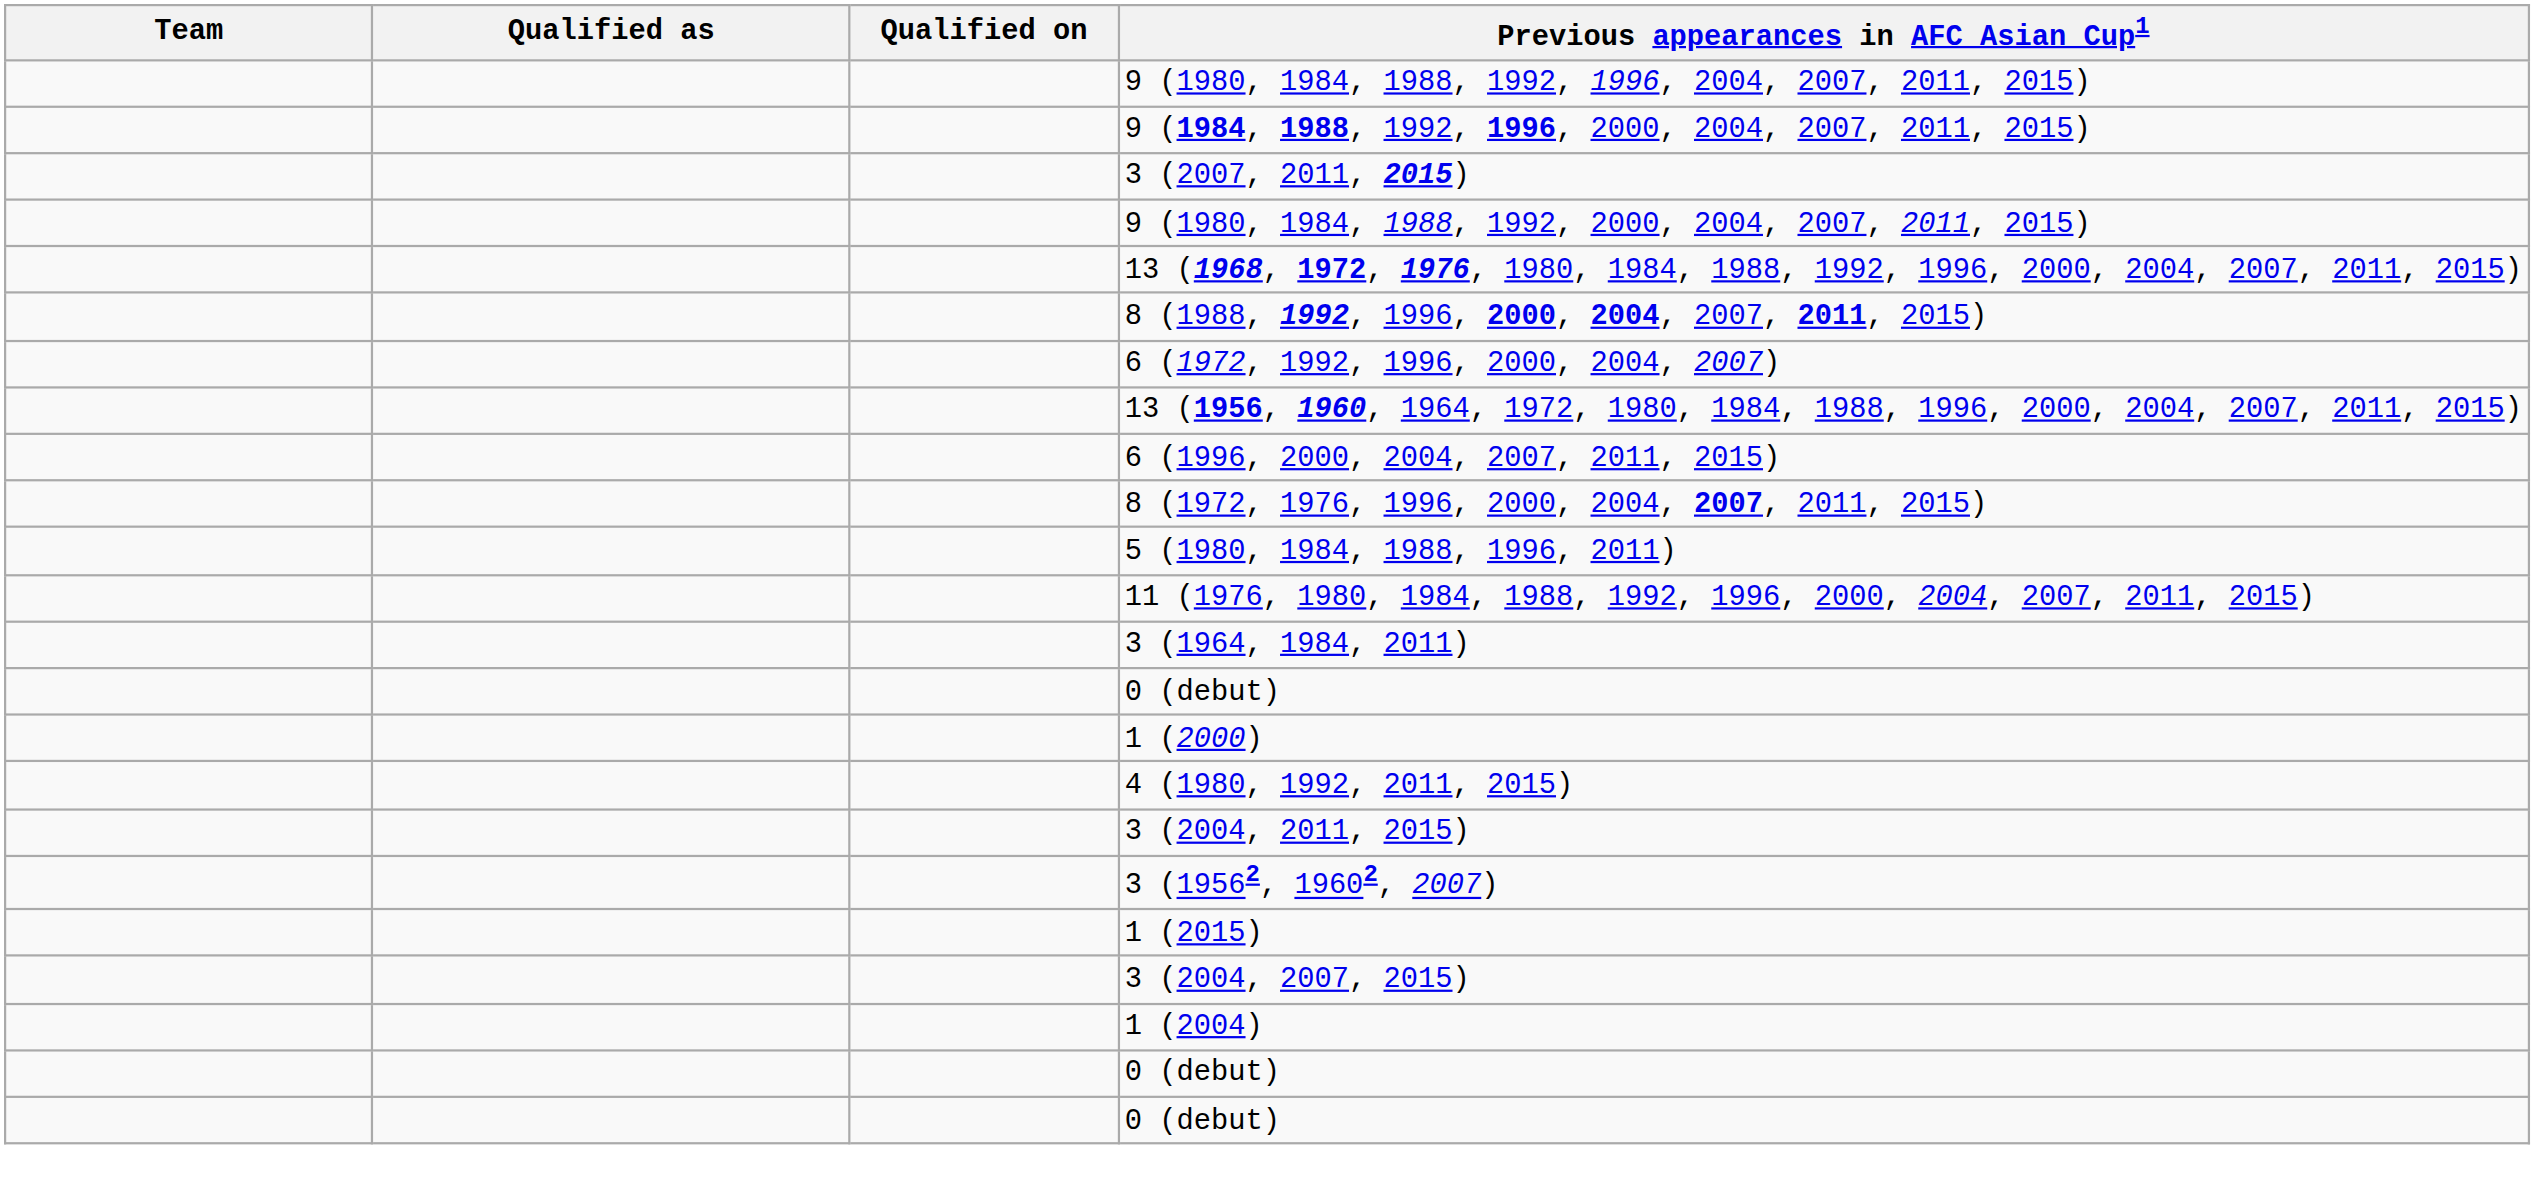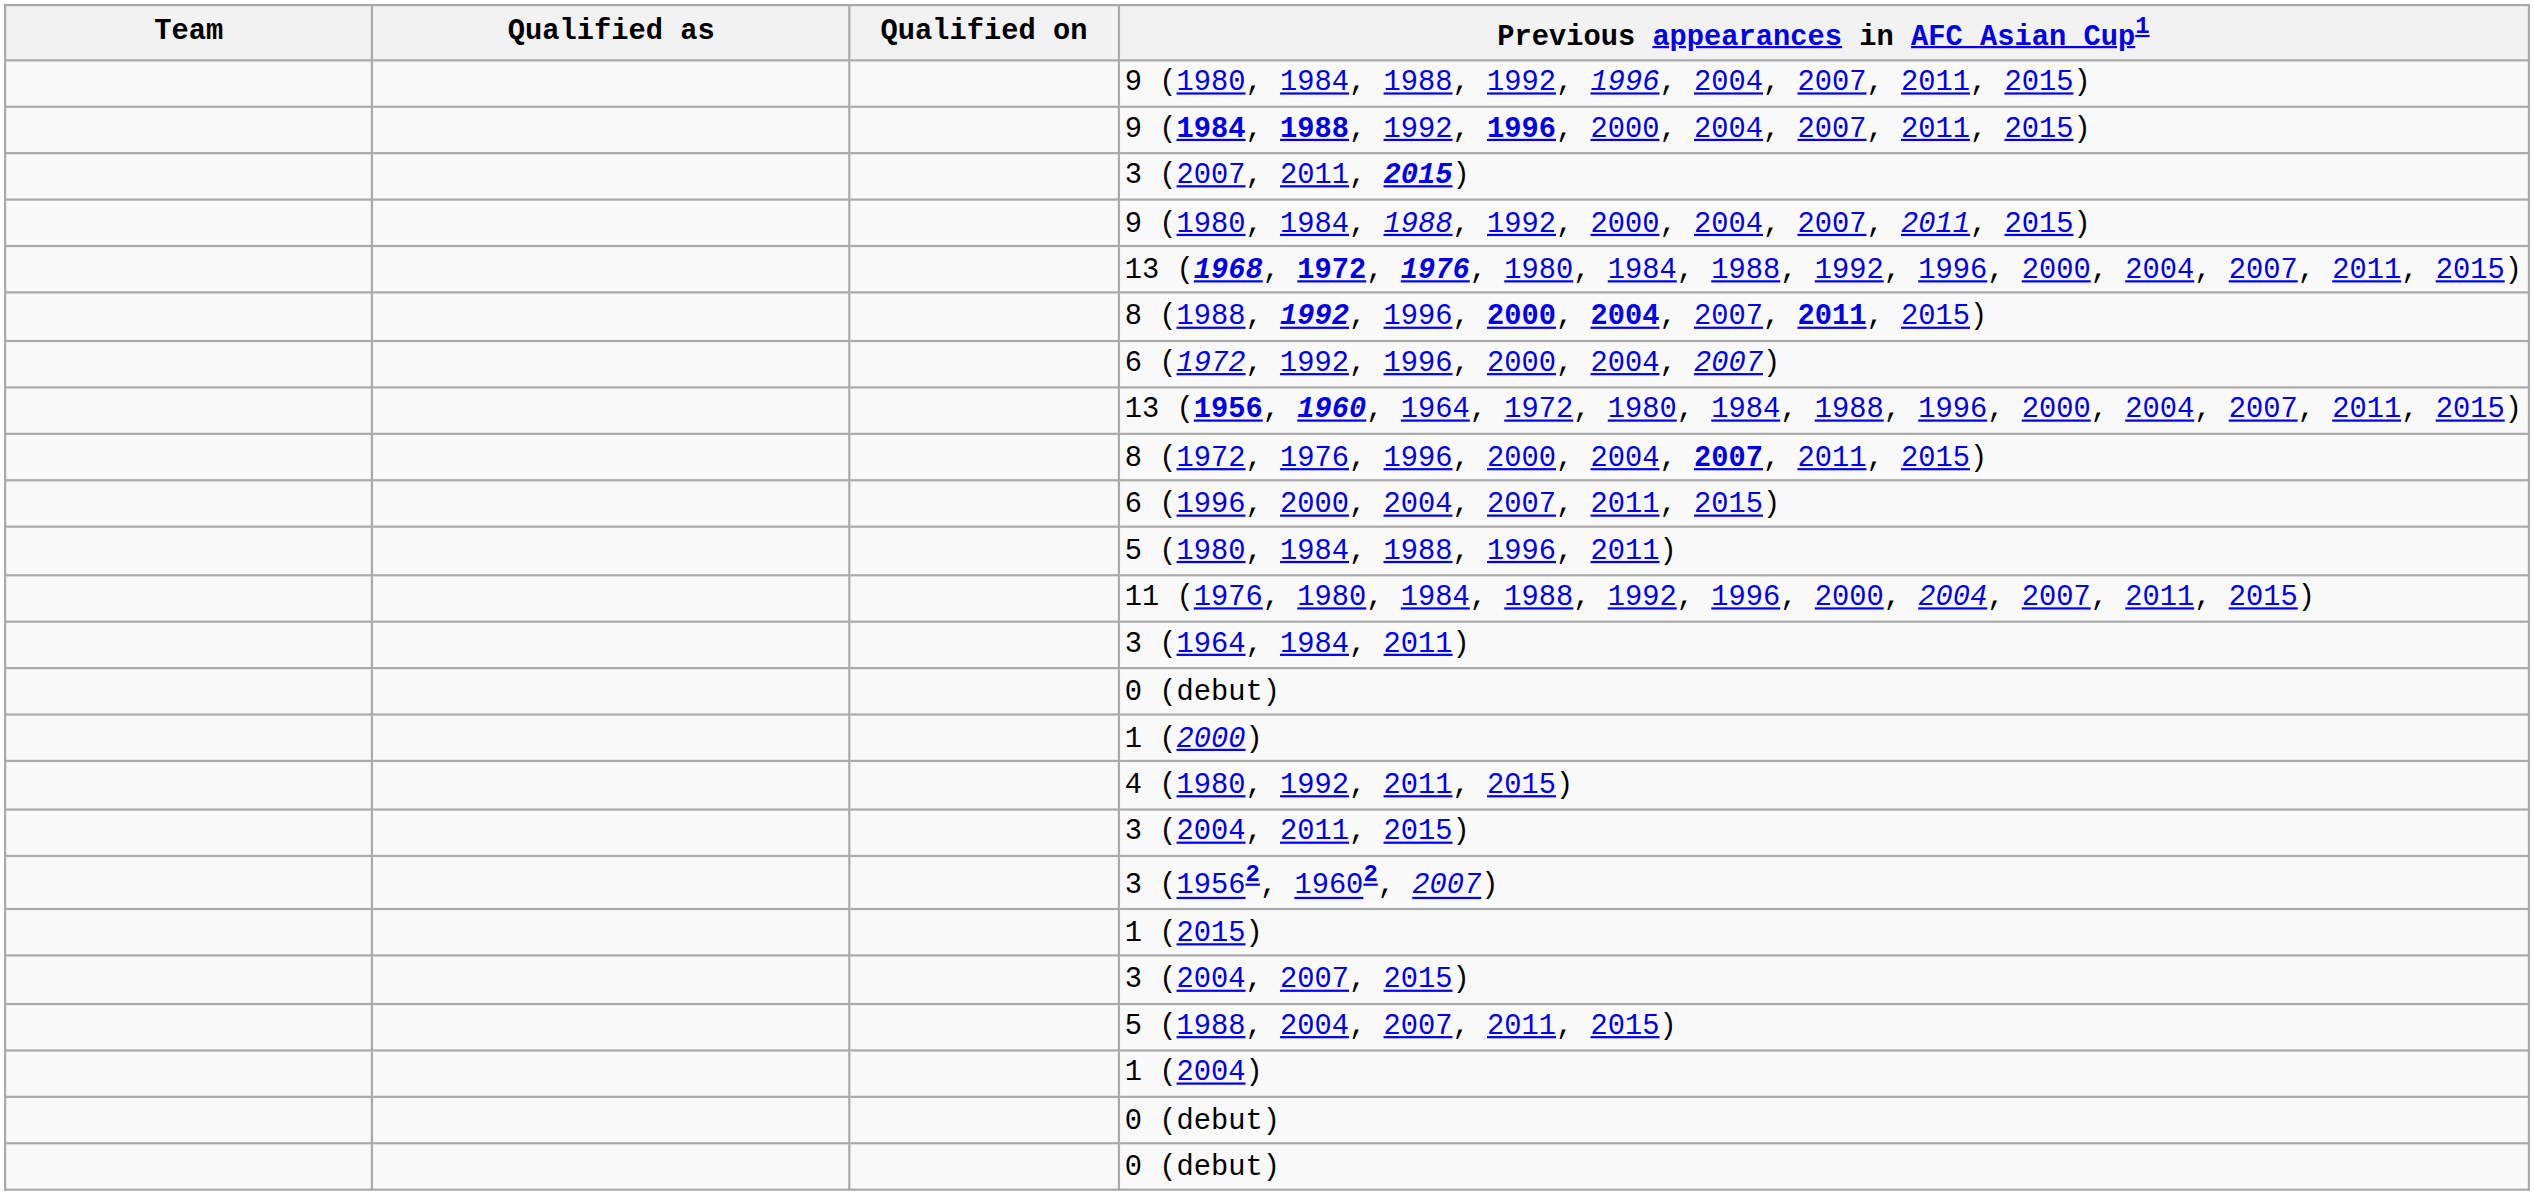rows swapped: (189, 457) <-> (189, 504)
+ row: (189, 1027)
